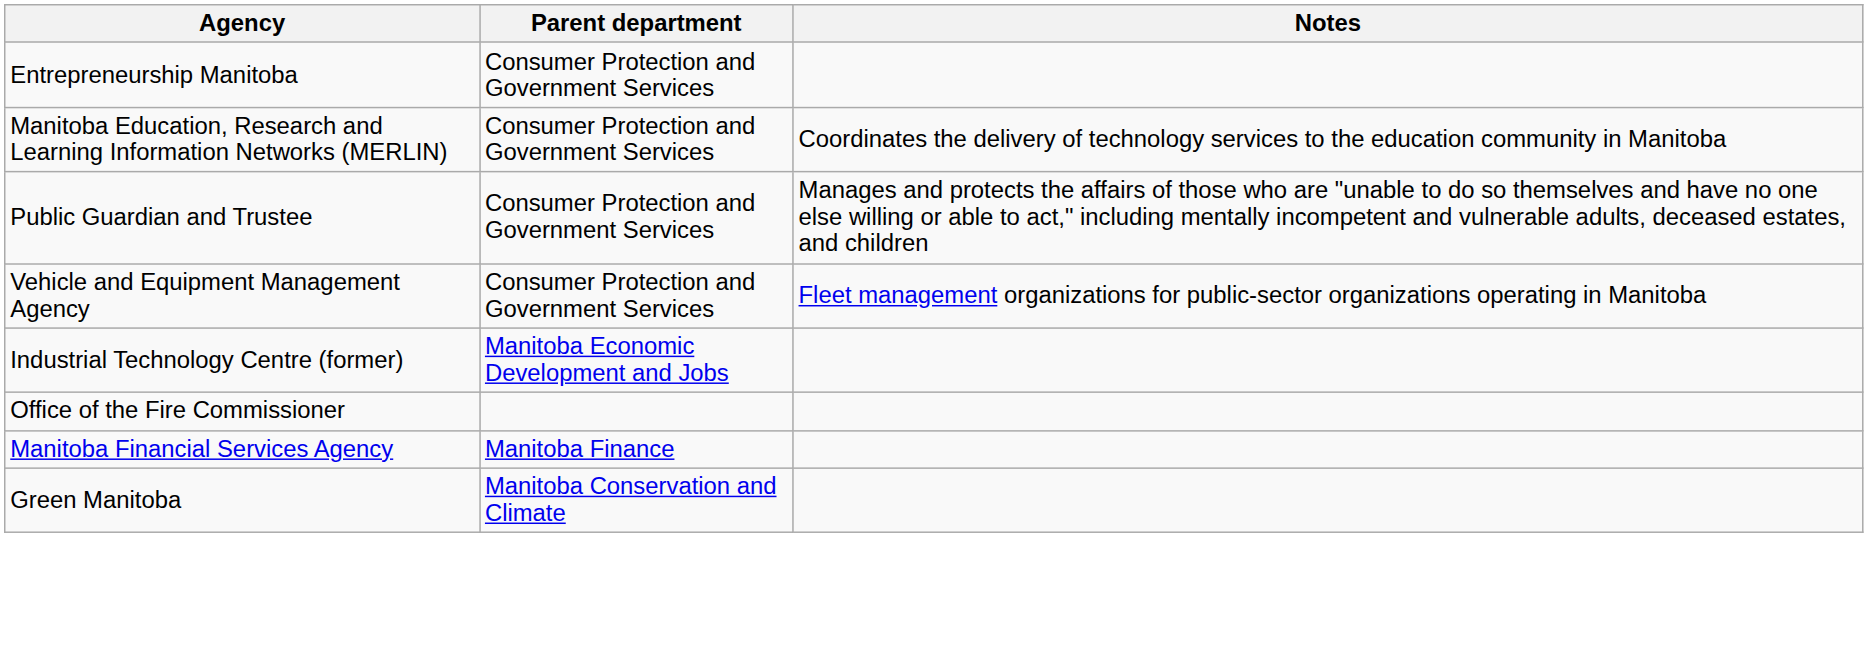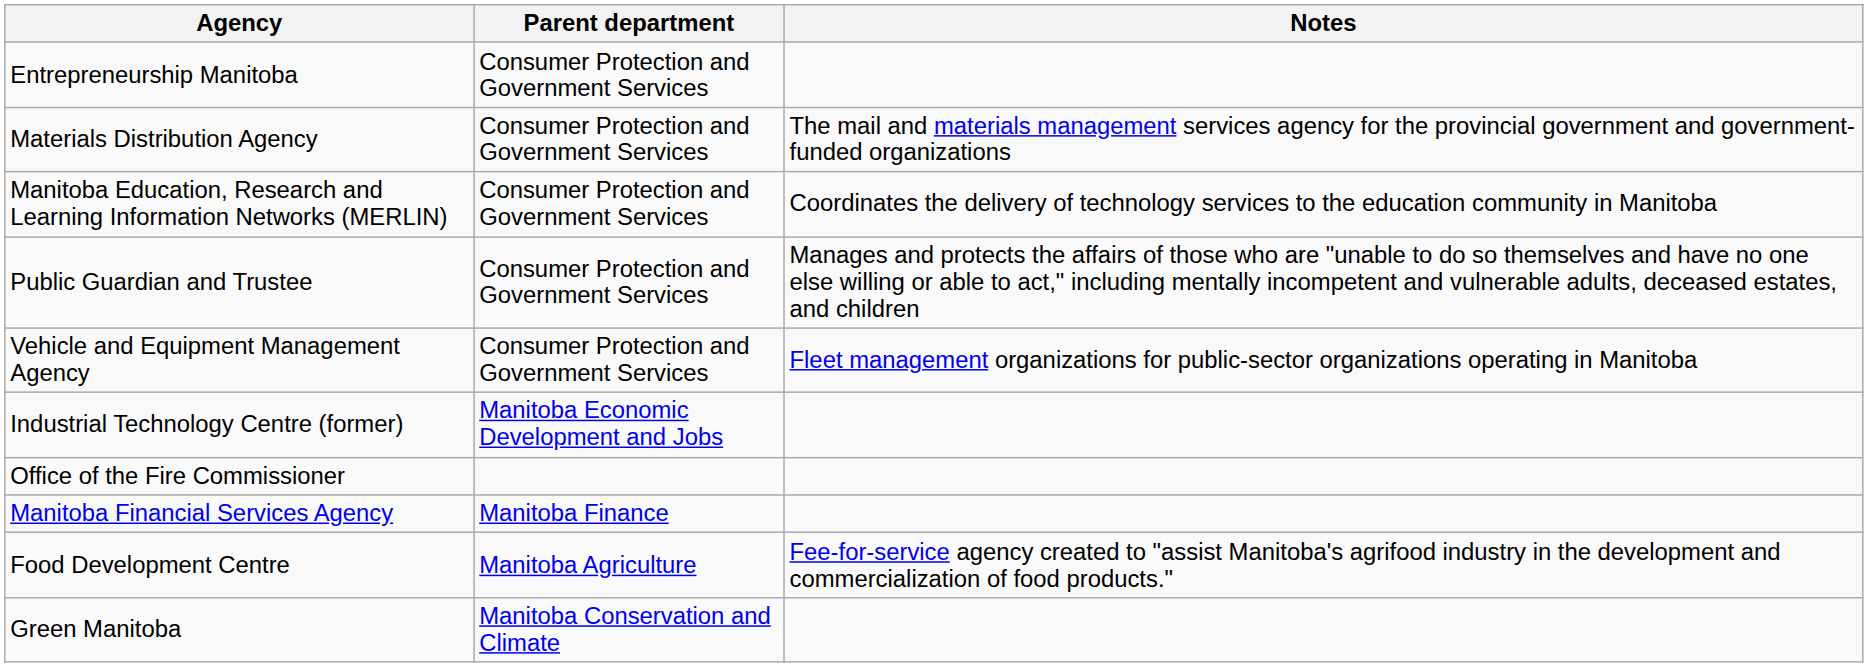+ row: (164, 139)
+ row: (150, 564)
